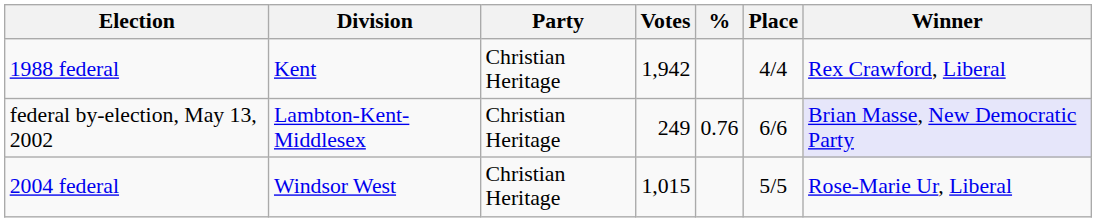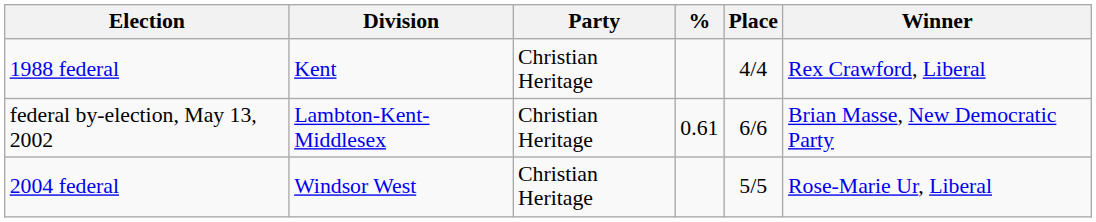- column: (665, 21)
(719, 127) 0.76 -> (699, 127) 0.61
(942, 127) lavender background -> (922, 127) no background
